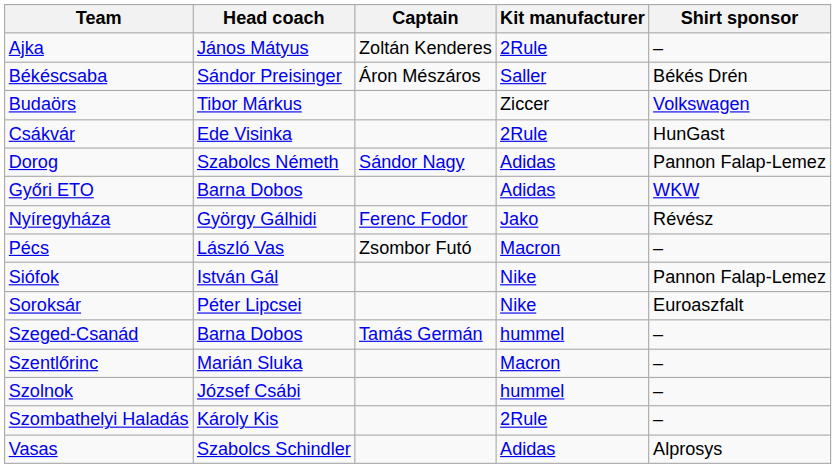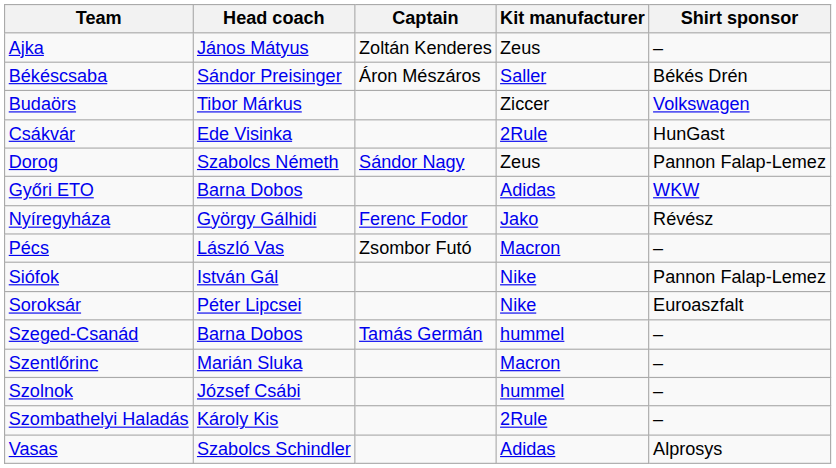(524, 47) 2Rule -> (520, 47) Zeus
(528, 162) Adidas -> (520, 162) Zeus
